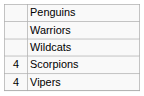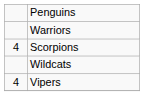rows swapped: (51, 47) <-> (54, 64)
